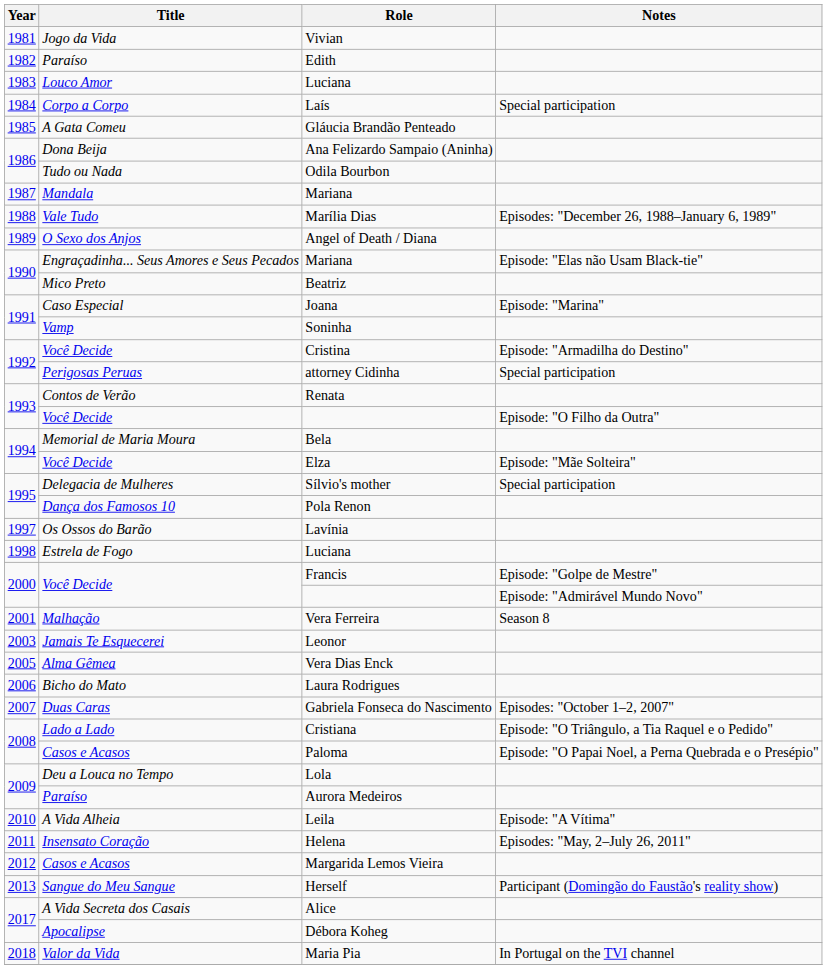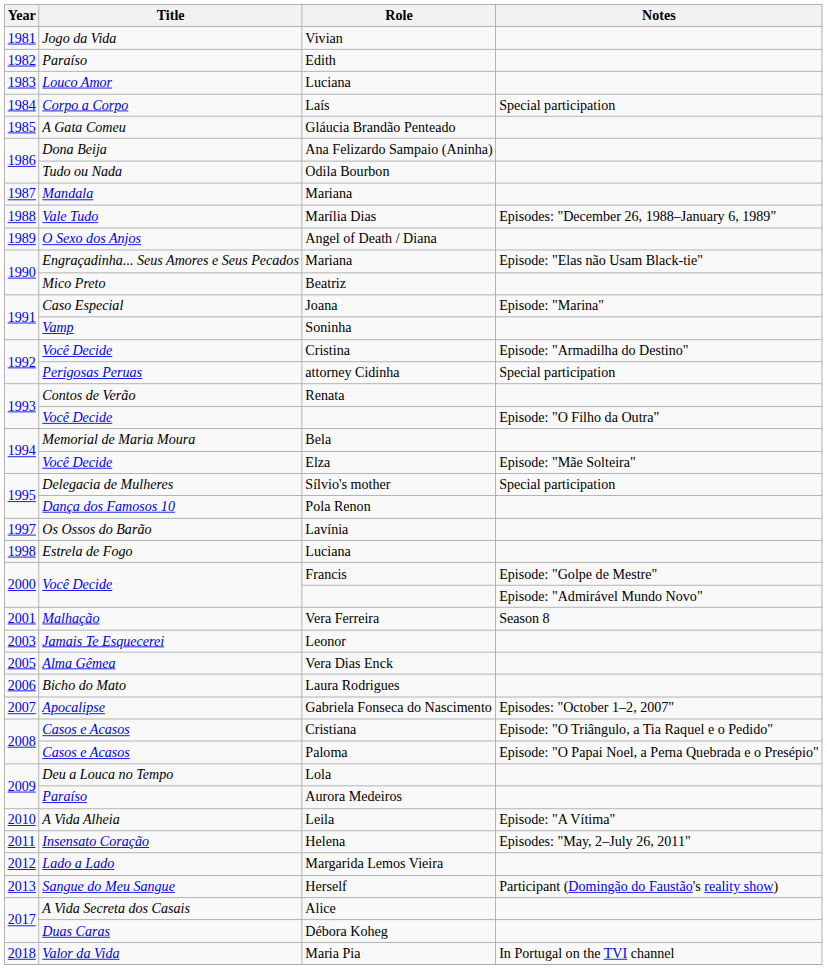(76, 707) Duas Caras -> (74, 707) Apocalipse
(78, 730) Lado a Lado -> (86, 730) Casos e Acasos
(86, 864) Casos e Acasos -> (78, 864) Lado a Lado
(74, 931) Apocalipse -> (76, 931) Duas Caras
